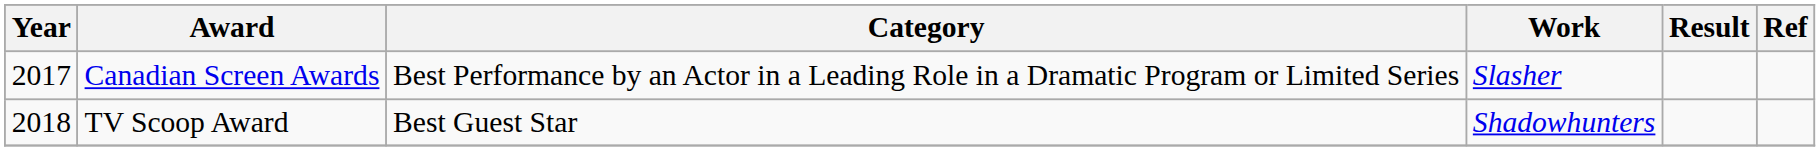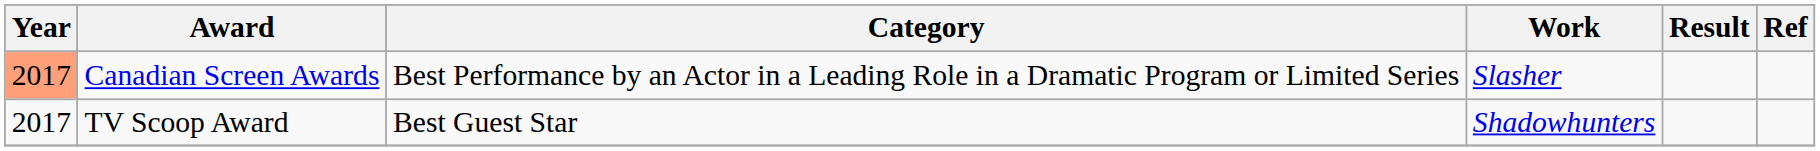(41, 74) no background -> (41, 74) lightsalmon background
(41, 121) 2018 -> (41, 121) 2017
